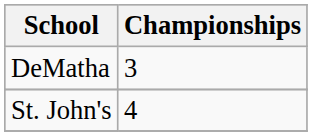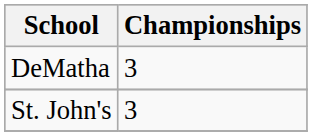(131, 109) 4 -> (131, 109) 3
